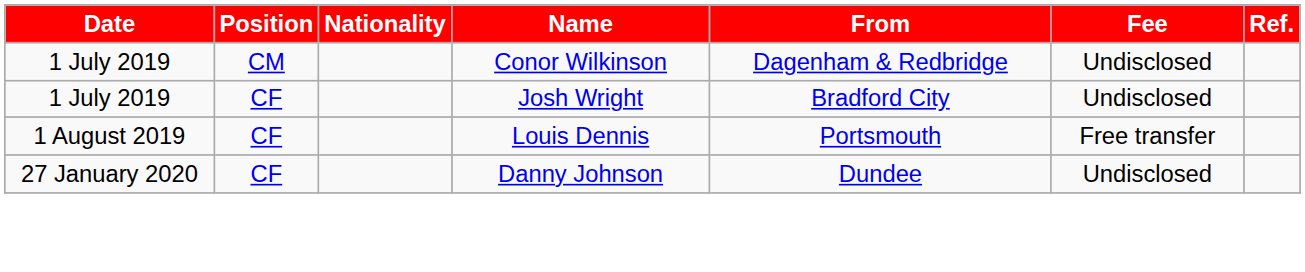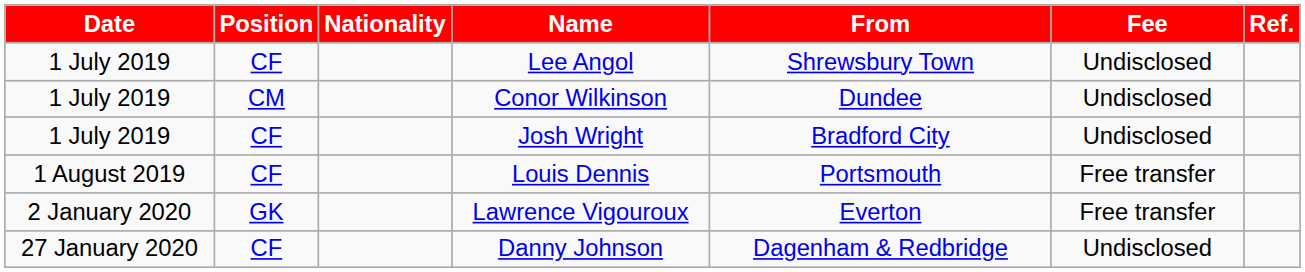+ row: (581, 62)
(880, 62) Dagenham & Redbridge -> (880, 99) Dundee
+ row: (581, 212)
(880, 174) Dundee -> (880, 249) Dagenham & Redbridge
